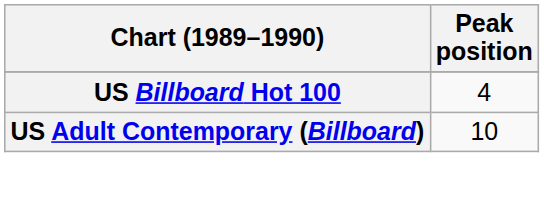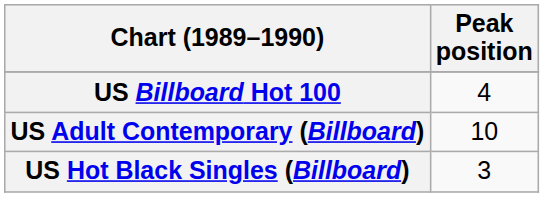+ row: (217, 171)
